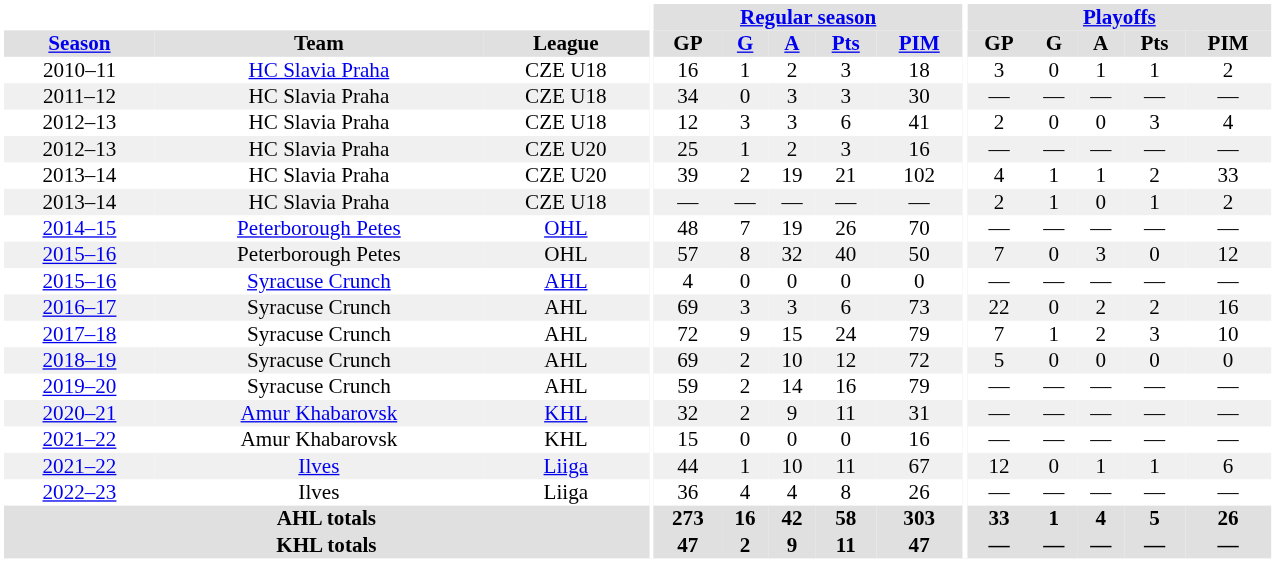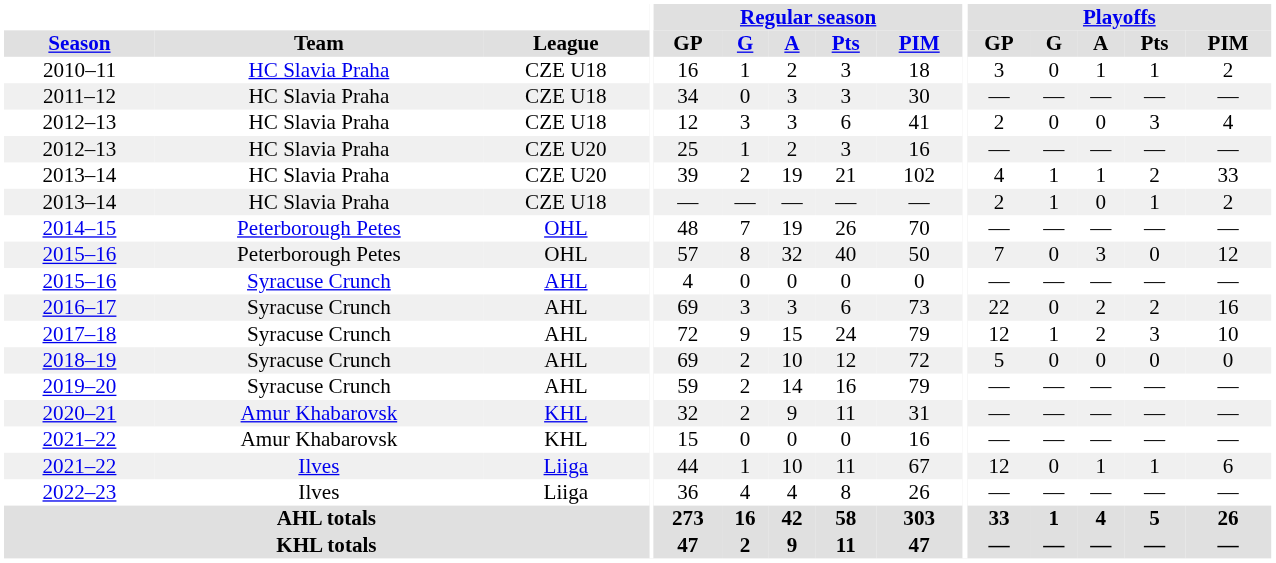(999, 333) 7 -> (999, 333) 12
